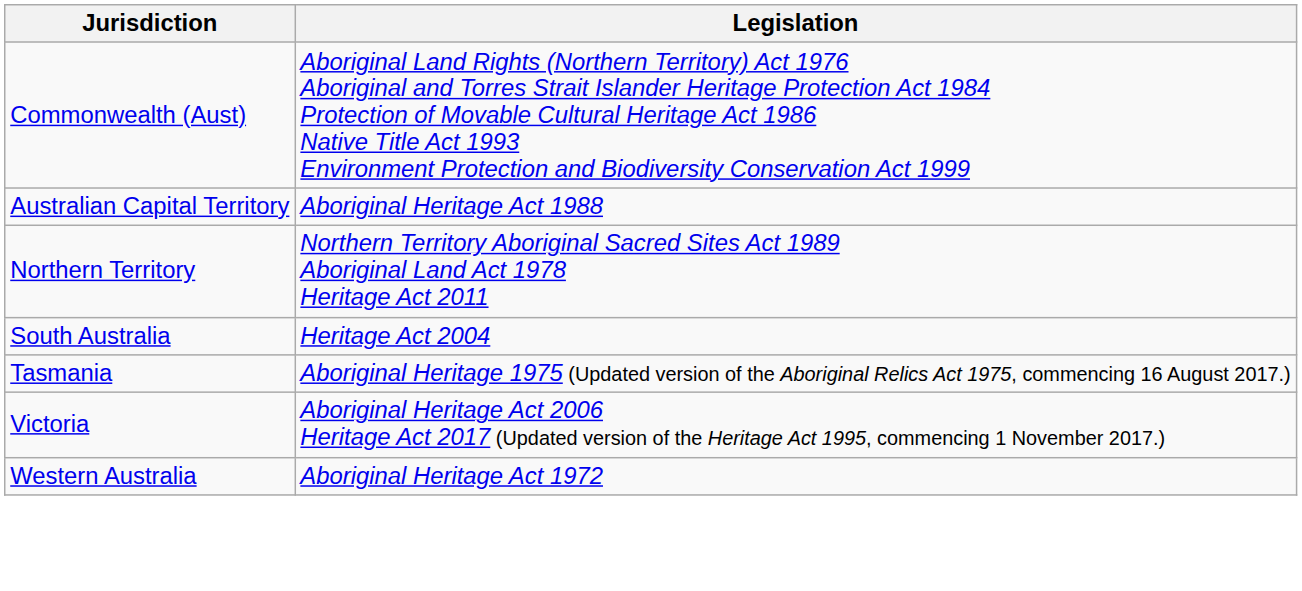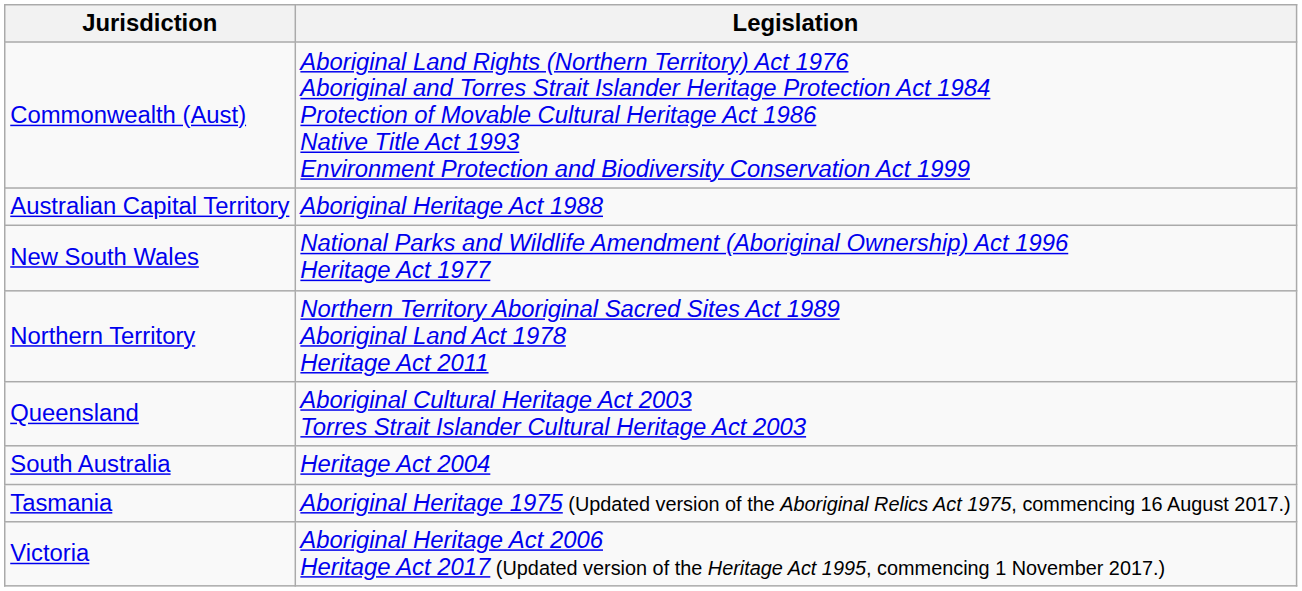+ row: (105, 257)
+ row: (75, 413)
- row: (103, 475)
